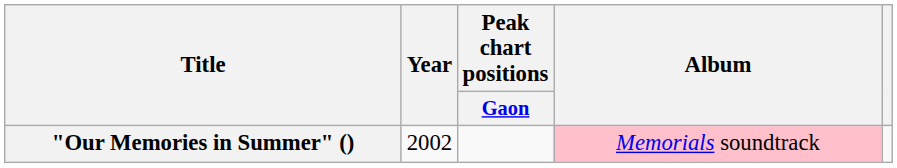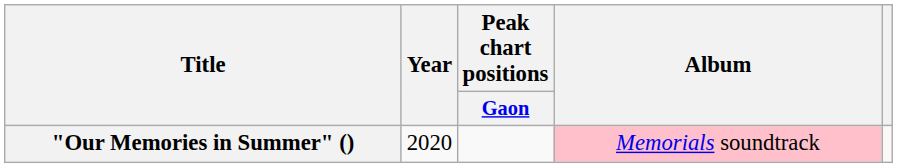(429, 143) 2002 -> (429, 143) 2020
